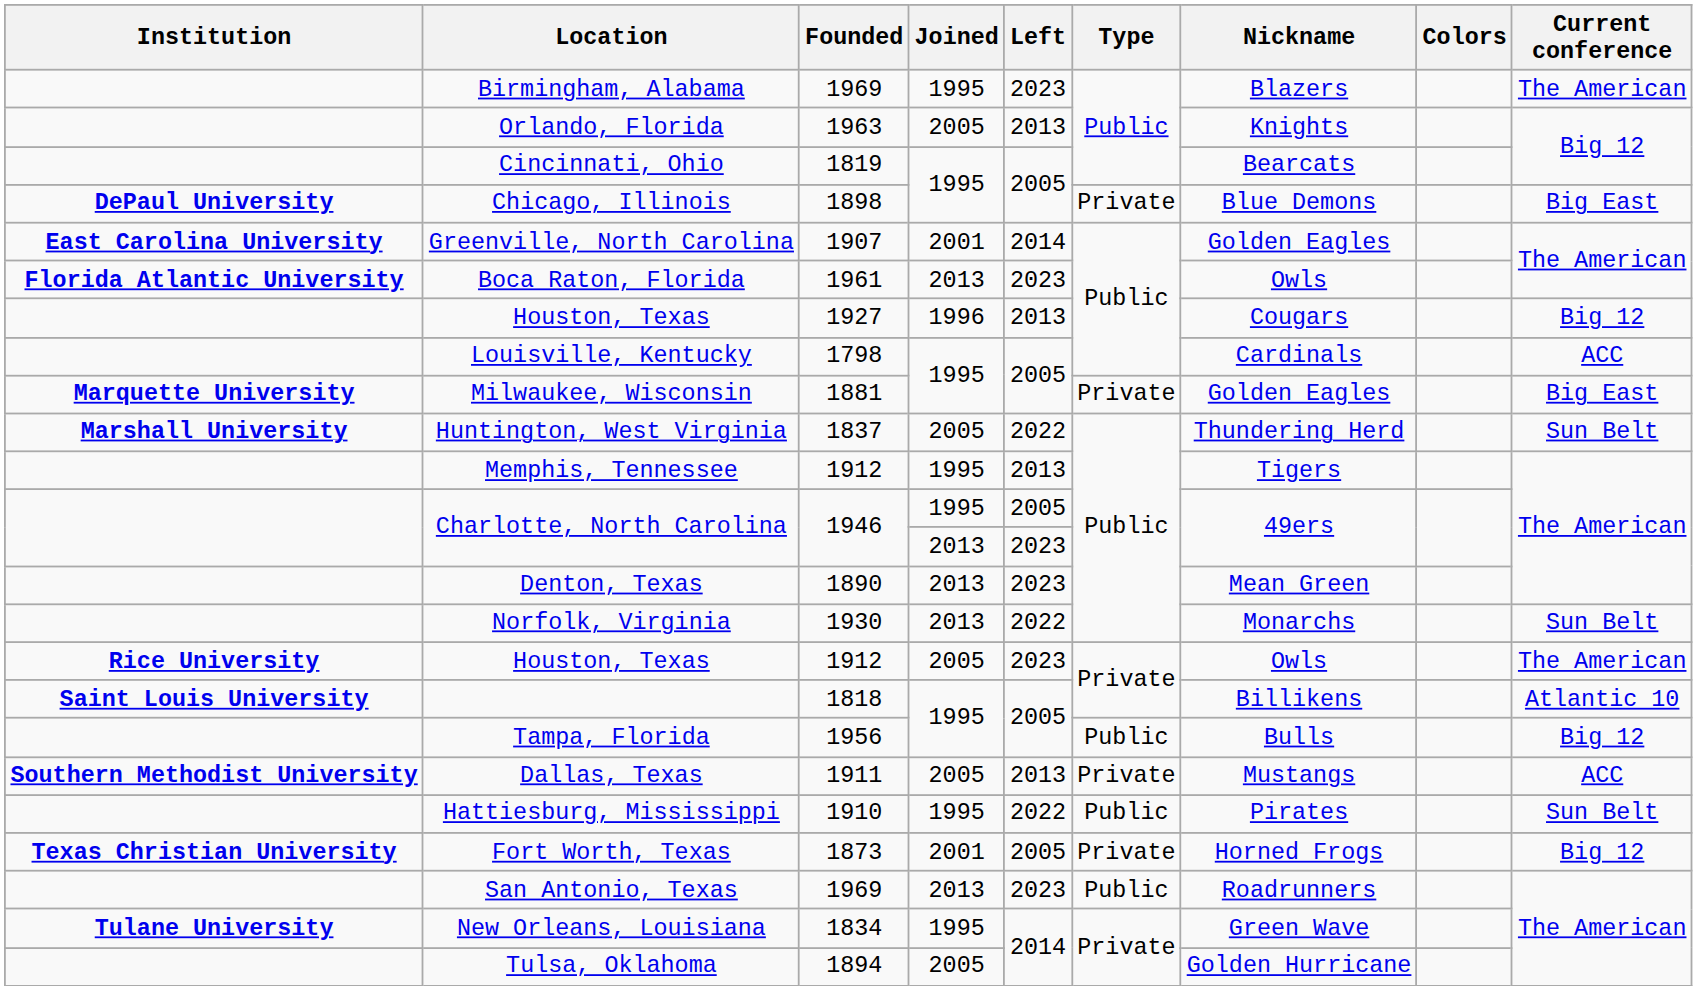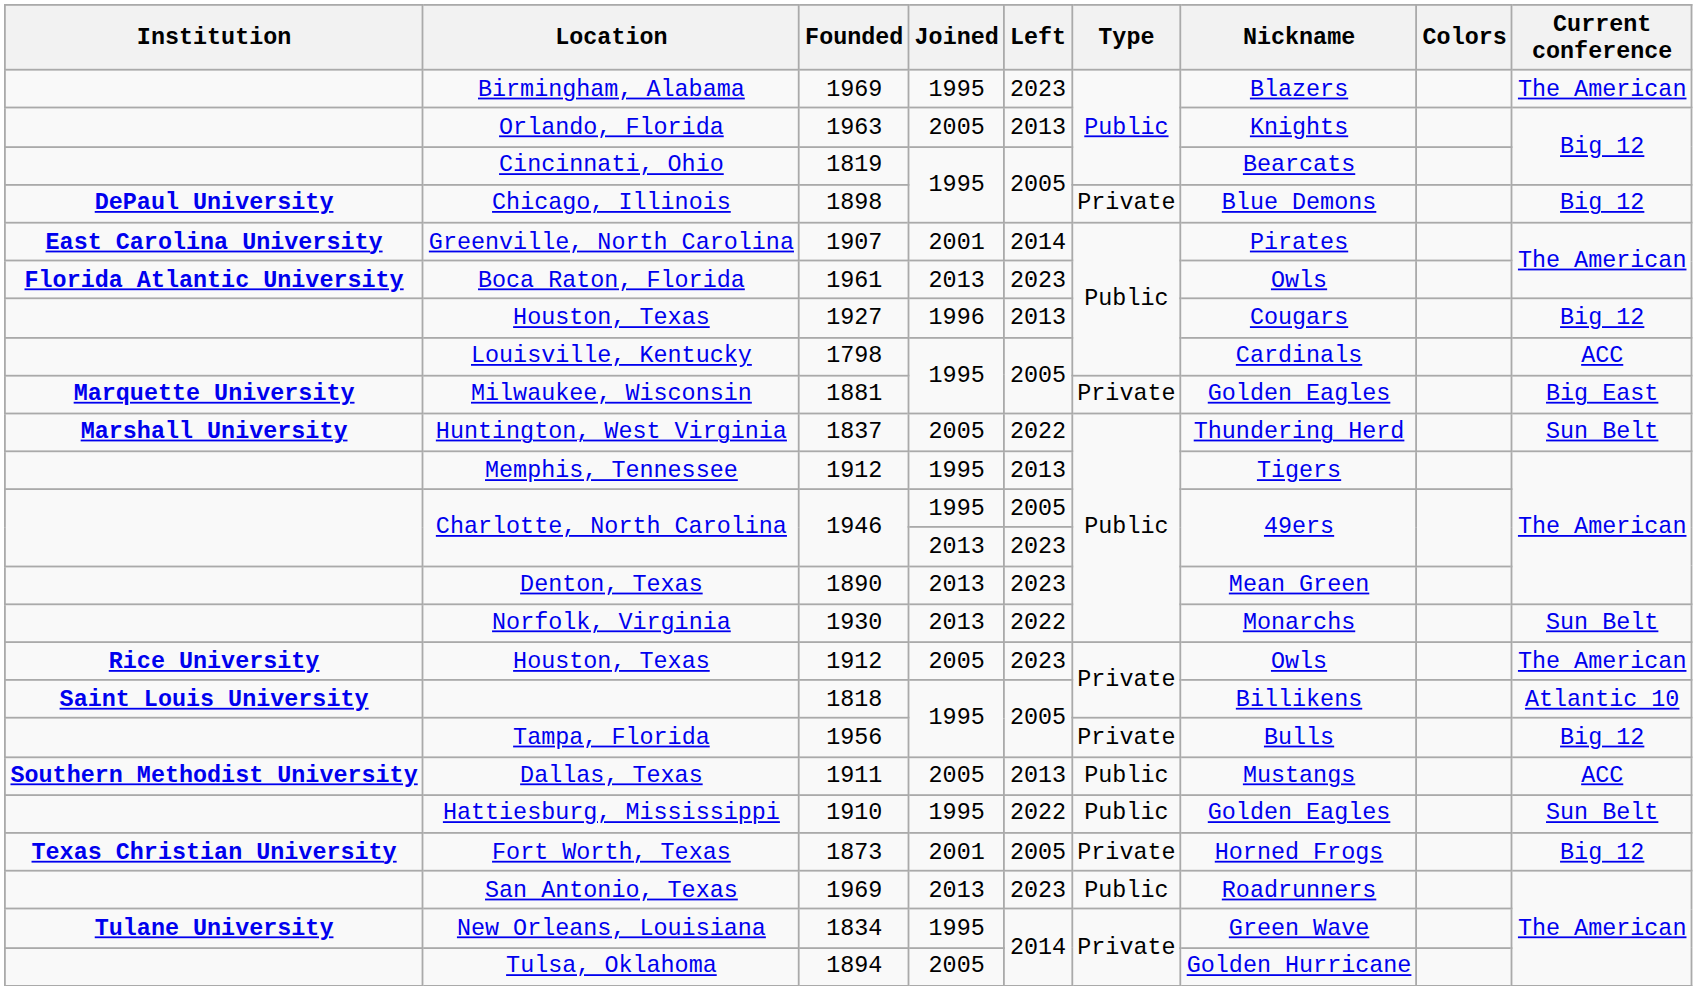(1602, 204) Big East -> (1602, 204) Big 12
(1299, 242) Golden Eagles -> (1299, 242) Pirates
(1126, 737) Public -> (1126, 737) Private
(1126, 776) Private -> (1126, 776) Public
(1299, 814) Pirates -> (1299, 814) Golden Eagles
